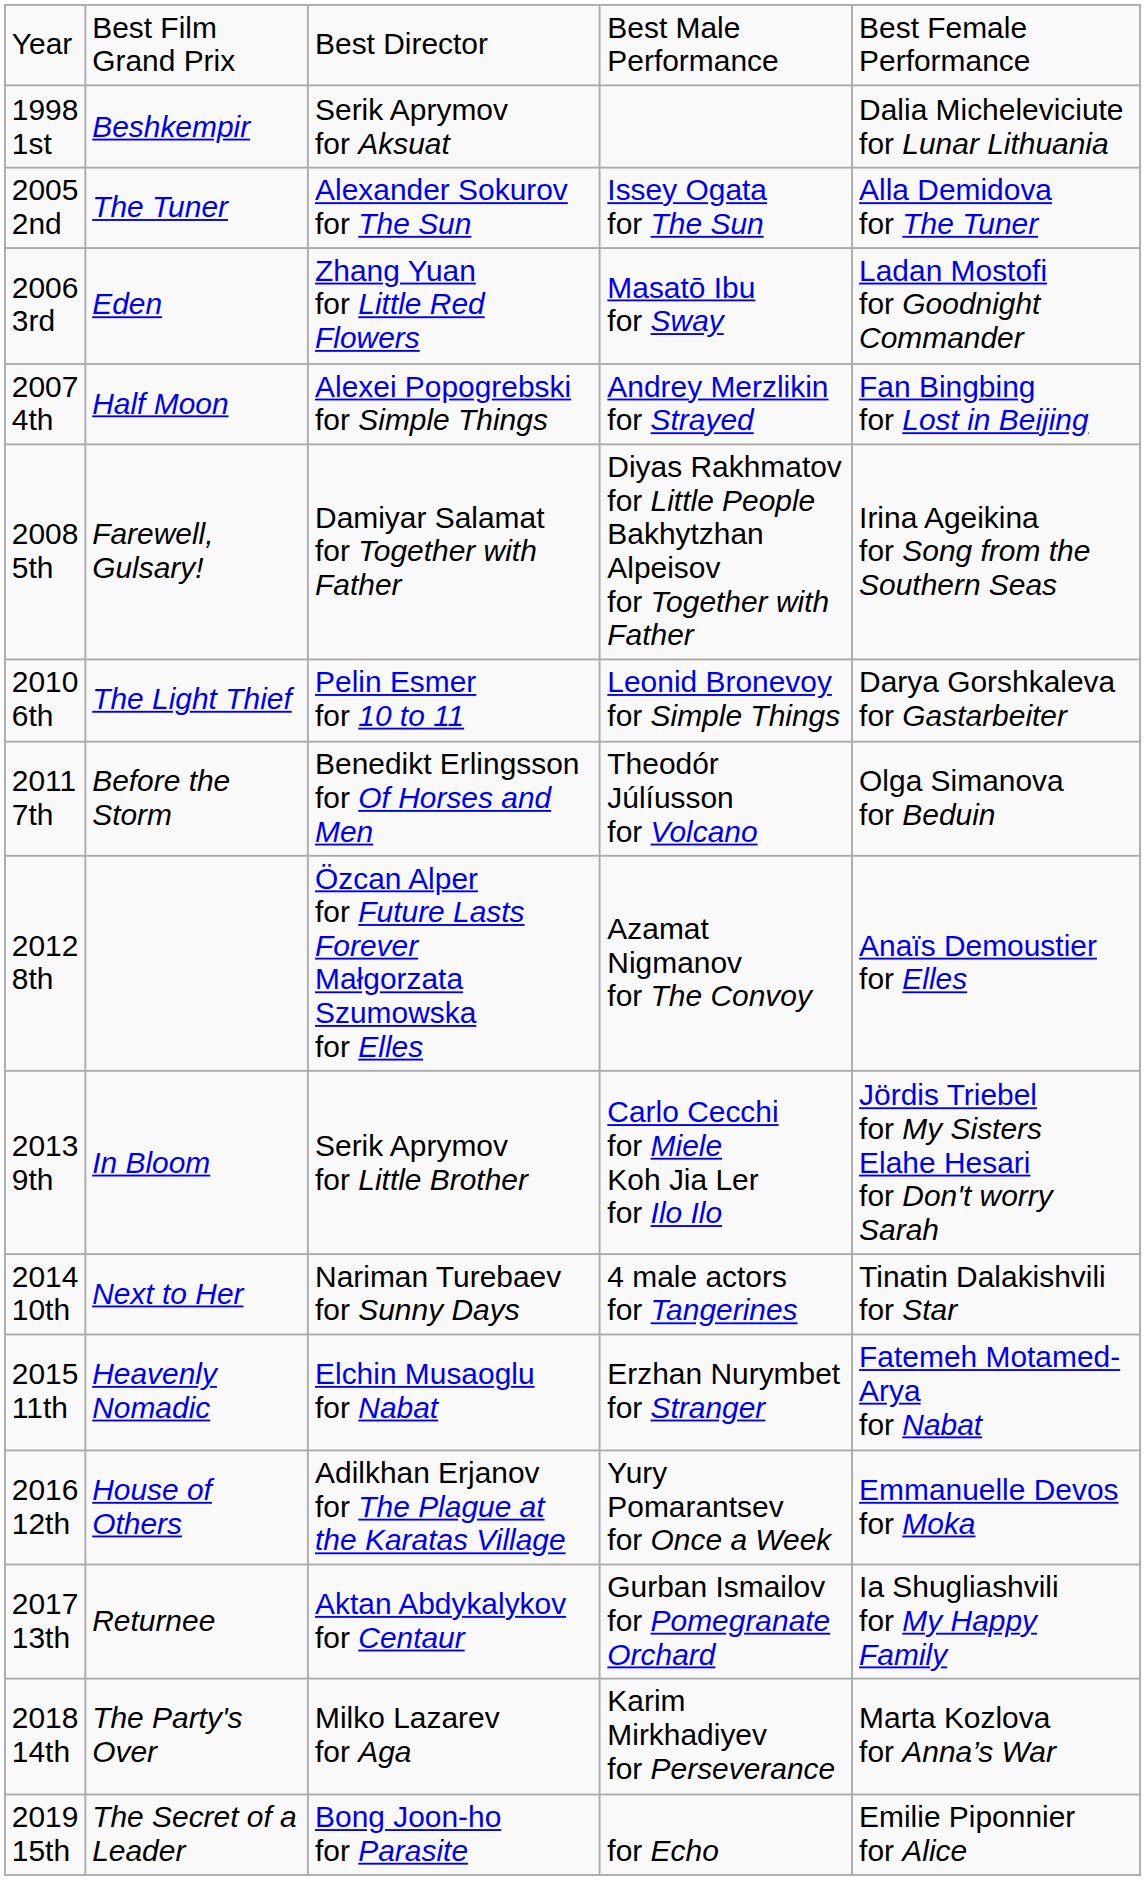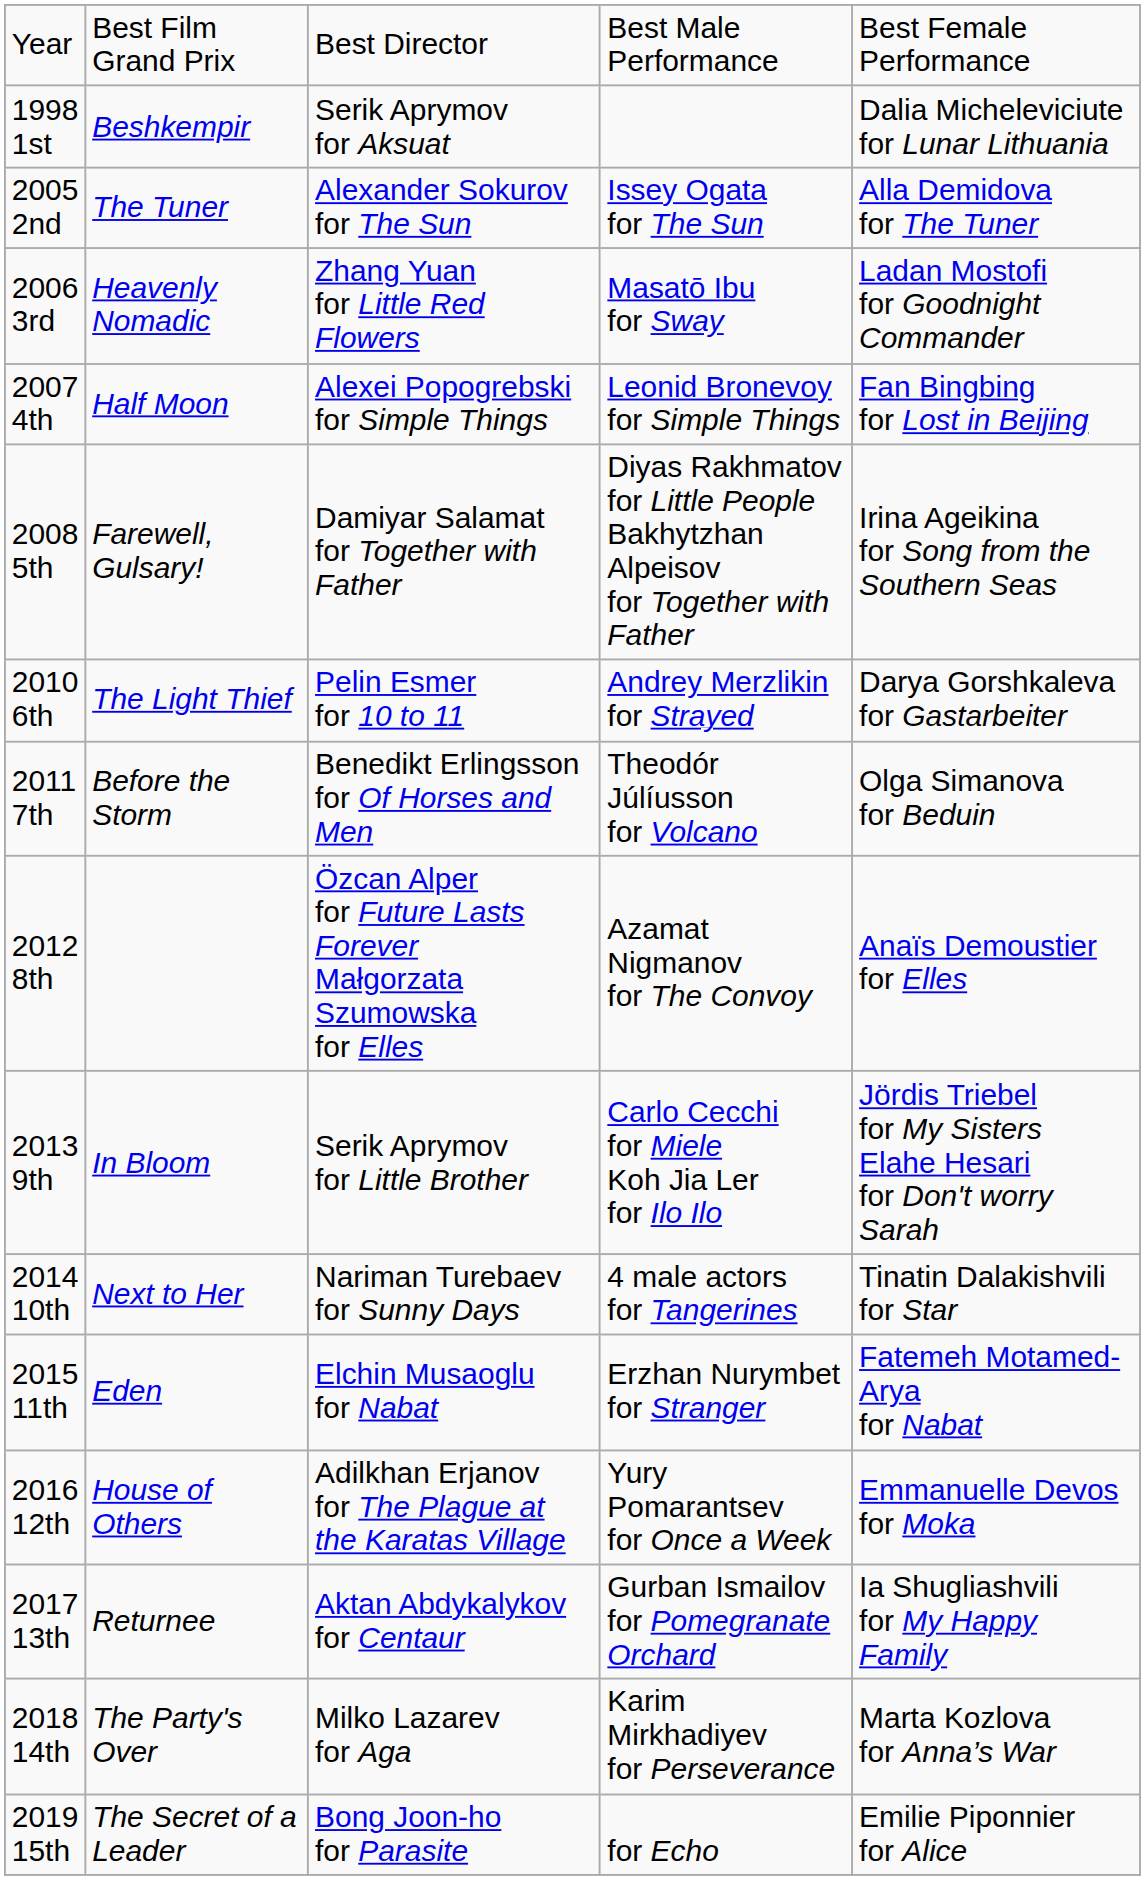(127, 305) Eden -> (155, 305) Heavenly Nomadic
(718, 403) Andrey Merzlikin for Strayed -> (724, 403) Leonid Bronevoy for Simple Things
(724, 700) Leonid Bronevoy for Simple Things -> (718, 700) Andrey Merzlikin for Strayed
(155, 1391) Heavenly Nomadic -> (127, 1391) Eden
